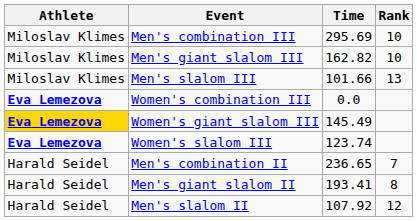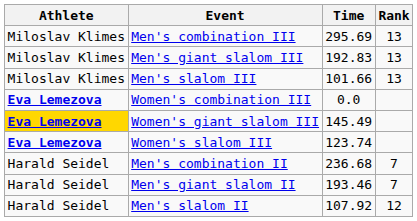(394, 36) 10 -> (394, 36) 13
(349, 57) 162.82 -> (349, 57) 192.83
(394, 57) 10 -> (394, 57) 13
(349, 163) 236.65 -> (349, 163) 236.68
(349, 185) 193.41 -> (349, 185) 193.46
(394, 185) 8 -> (394, 185) 7
